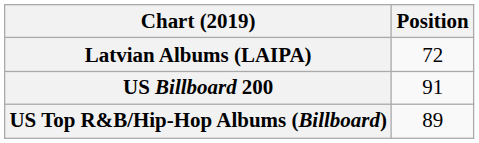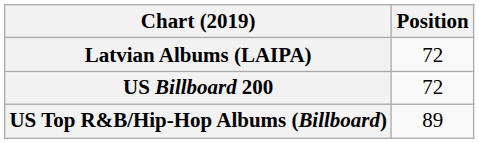(433, 87) 91 -> (433, 87) 72
